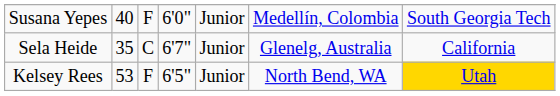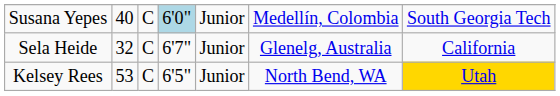(148, 18) F -> (148, 18) C
(177, 18) no background -> (177, 18) lightblue background
(125, 47) 35 -> (125, 47) 32
(148, 76) F -> (148, 76) C
